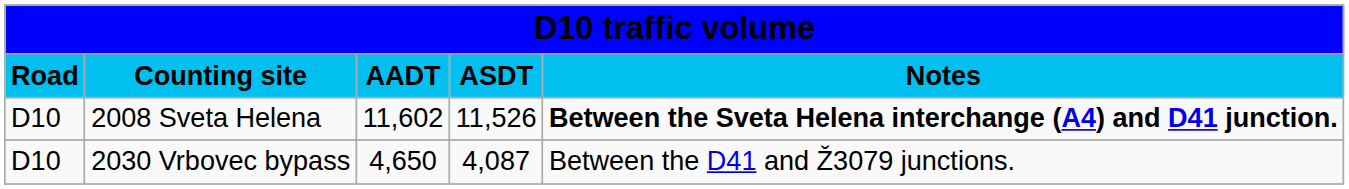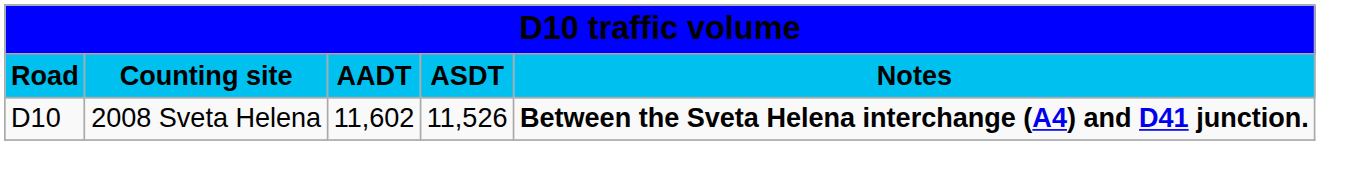- row: (221, 161)
